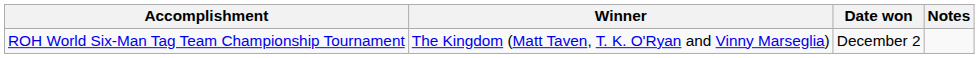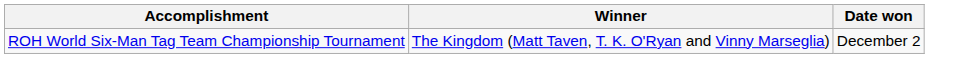- column: (949, 16)
